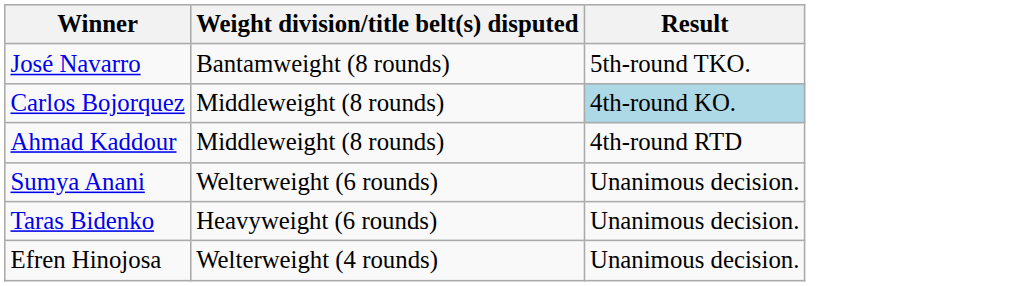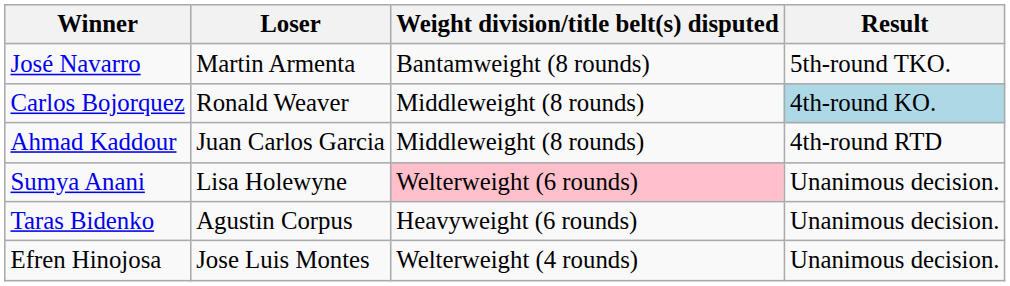+ column: (291, 24)
(317, 181) no background -> (517, 181) pink background
